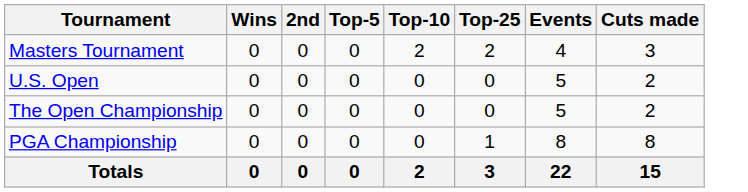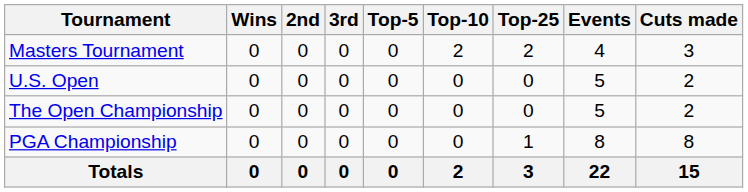+ column: (344, 19)
